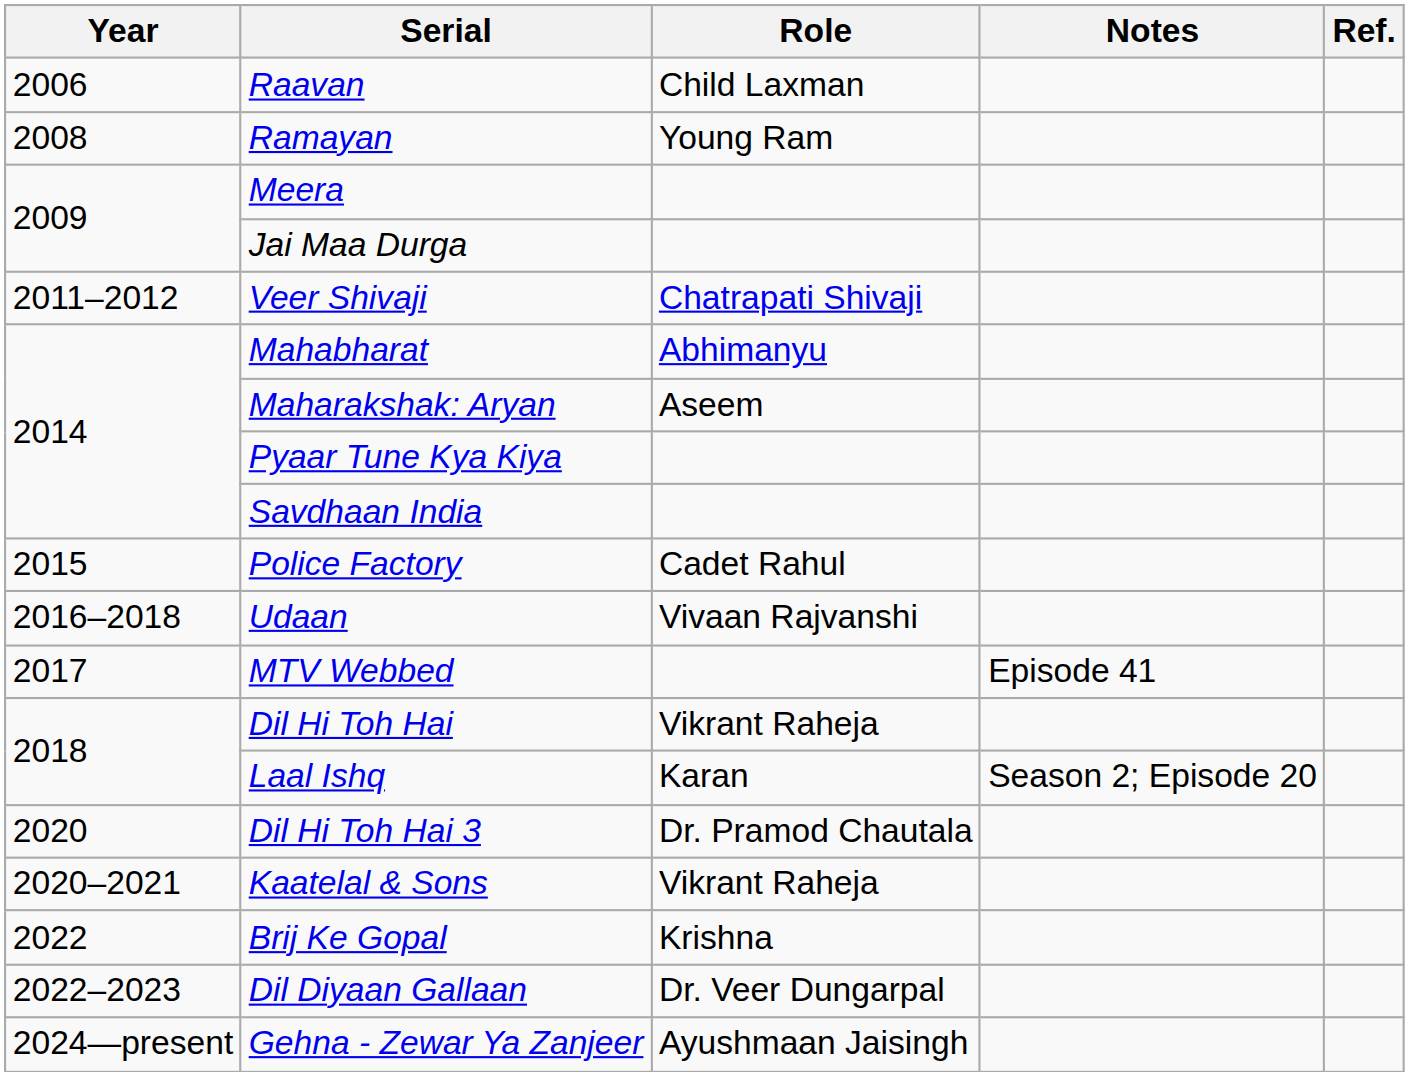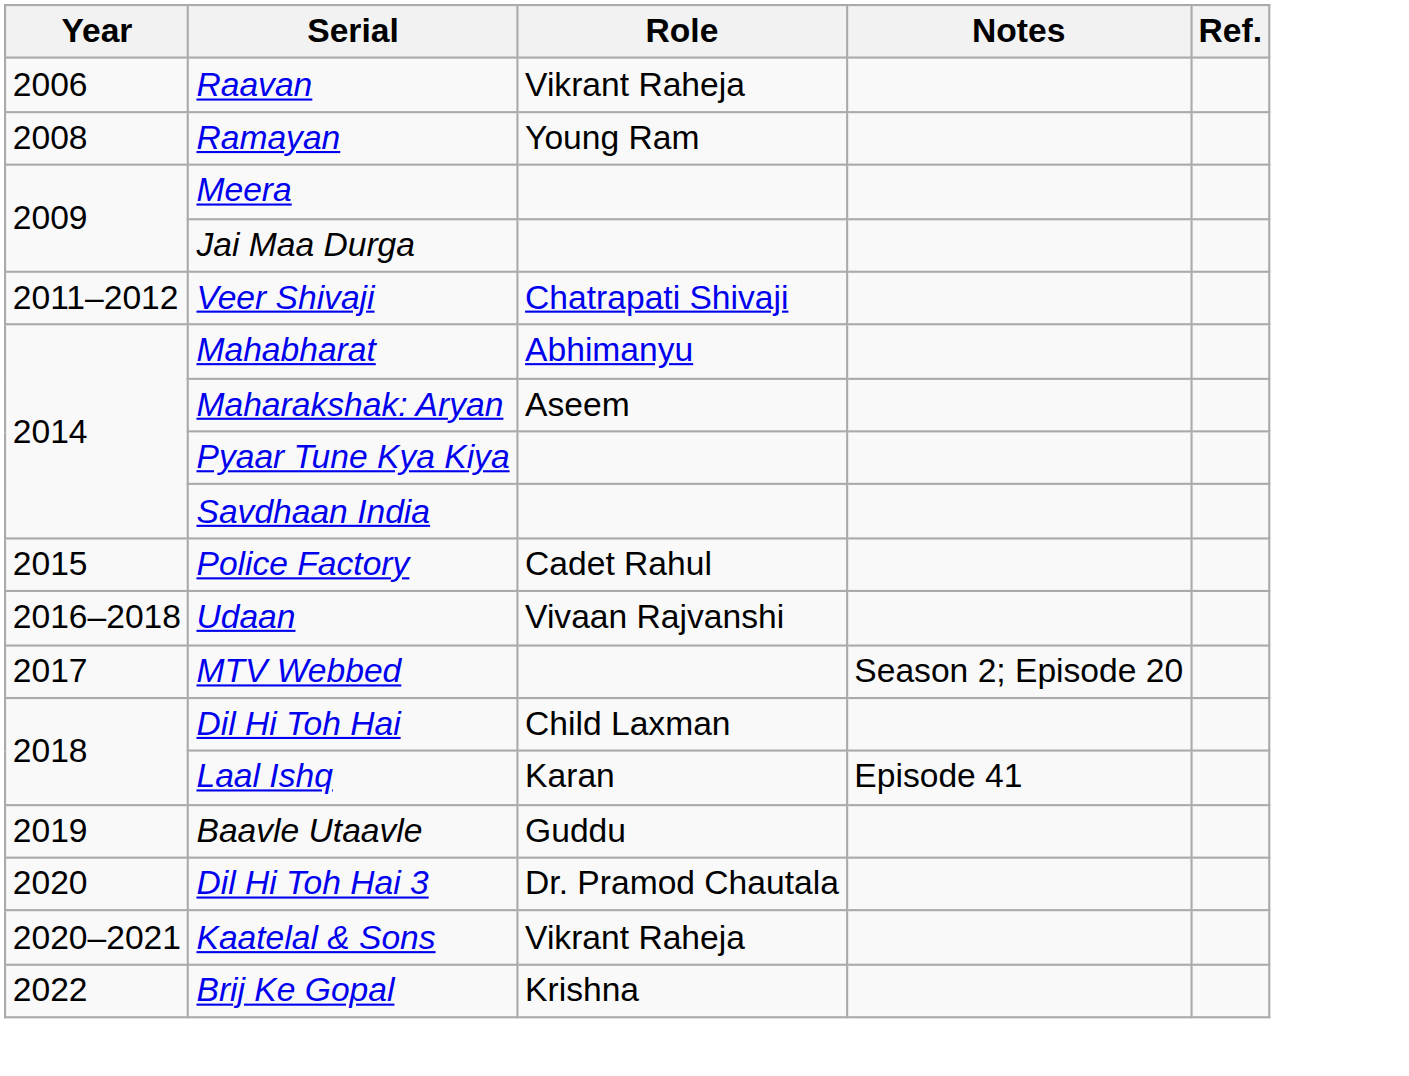(762, 84) Child Laxman -> (635, 84) Vikrant Raheja
(1072, 670) Episode 41 -> (1019, 670) Season 2; Episode 20
(769, 723) Vikrant Raheja -> (628, 723) Child Laxman
(1153, 777) Season 2; Episode 20 -> (938, 777) Episode 41
+ row: (309, 830)
- row: (388, 990)
- row: (446, 1043)
